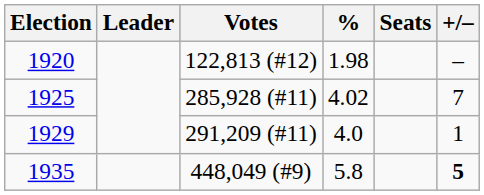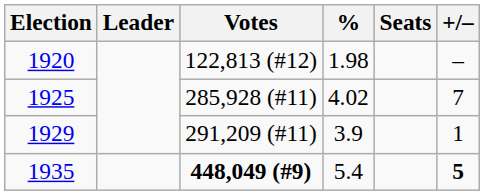(348, 134) 4.0 -> (348, 134) 3.9
(251, 171) normal -> (251, 171) bold
(348, 171) 5.8 -> (348, 171) 5.4
